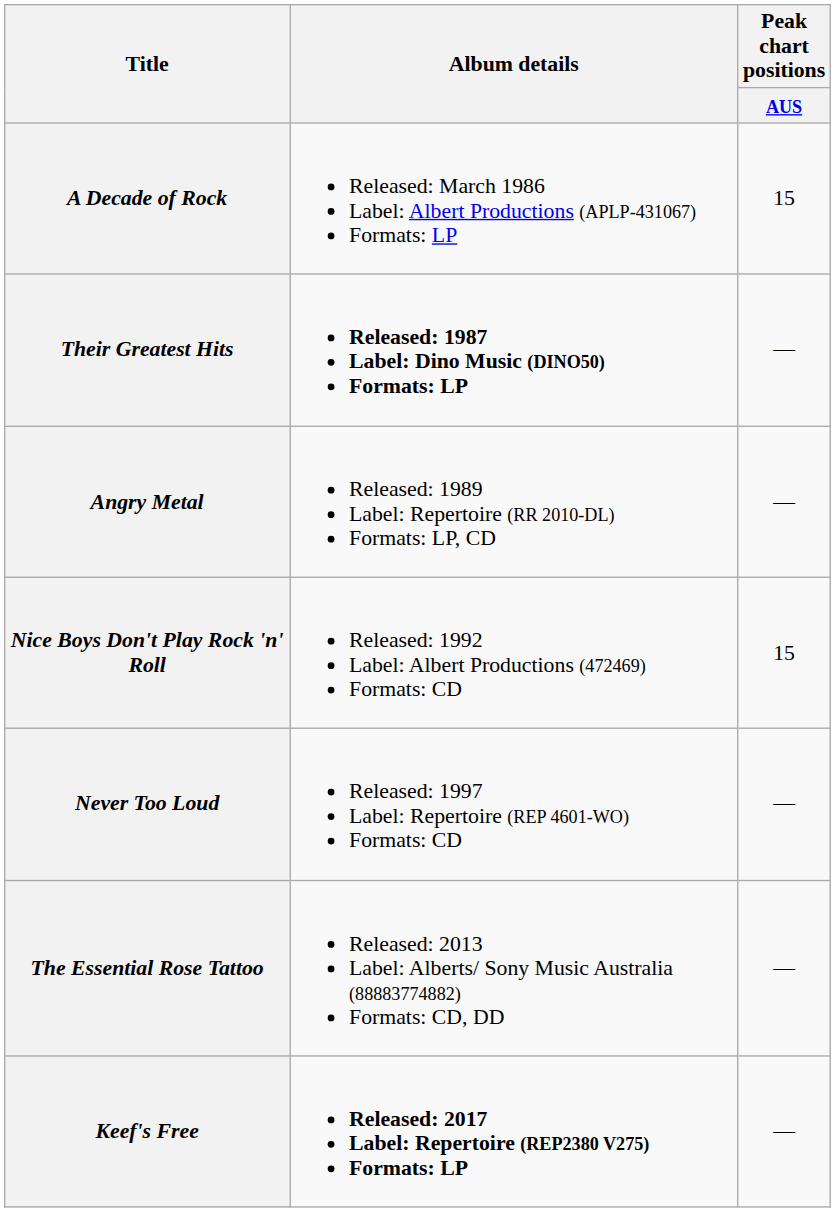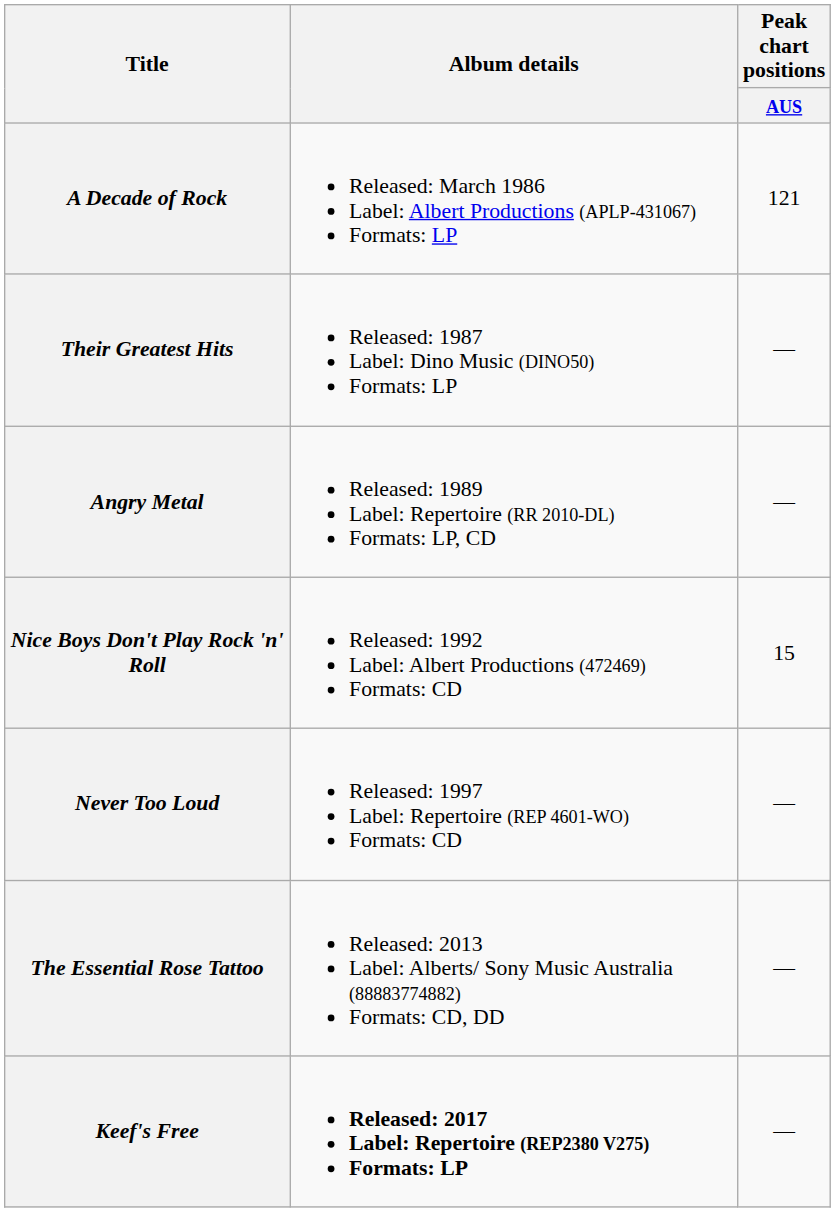(784, 198) 15 -> (784, 198) 121
(514, 362) bold -> (514, 362) normal
